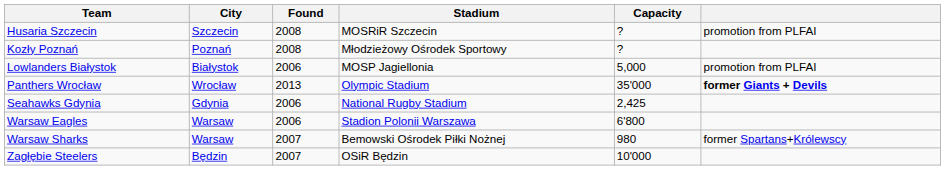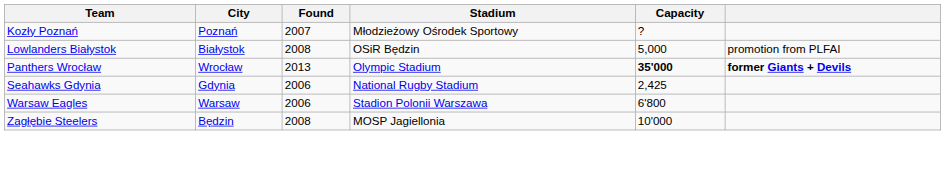- row: (52, 31)
(288, 49) 2008 -> (298, 31) 2007
(288, 67) 2006 -> (298, 49) 2008
(387, 67) MOSP Jagiellonia -> (386, 49) OSiR Będzin
(634, 85) normal -> (655, 67) bold
- row: (48, 138)
(288, 156) 2007 -> (298, 121) 2008
(375, 156) OSiR Będzin -> (399, 121) MOSP Jagiellonia
